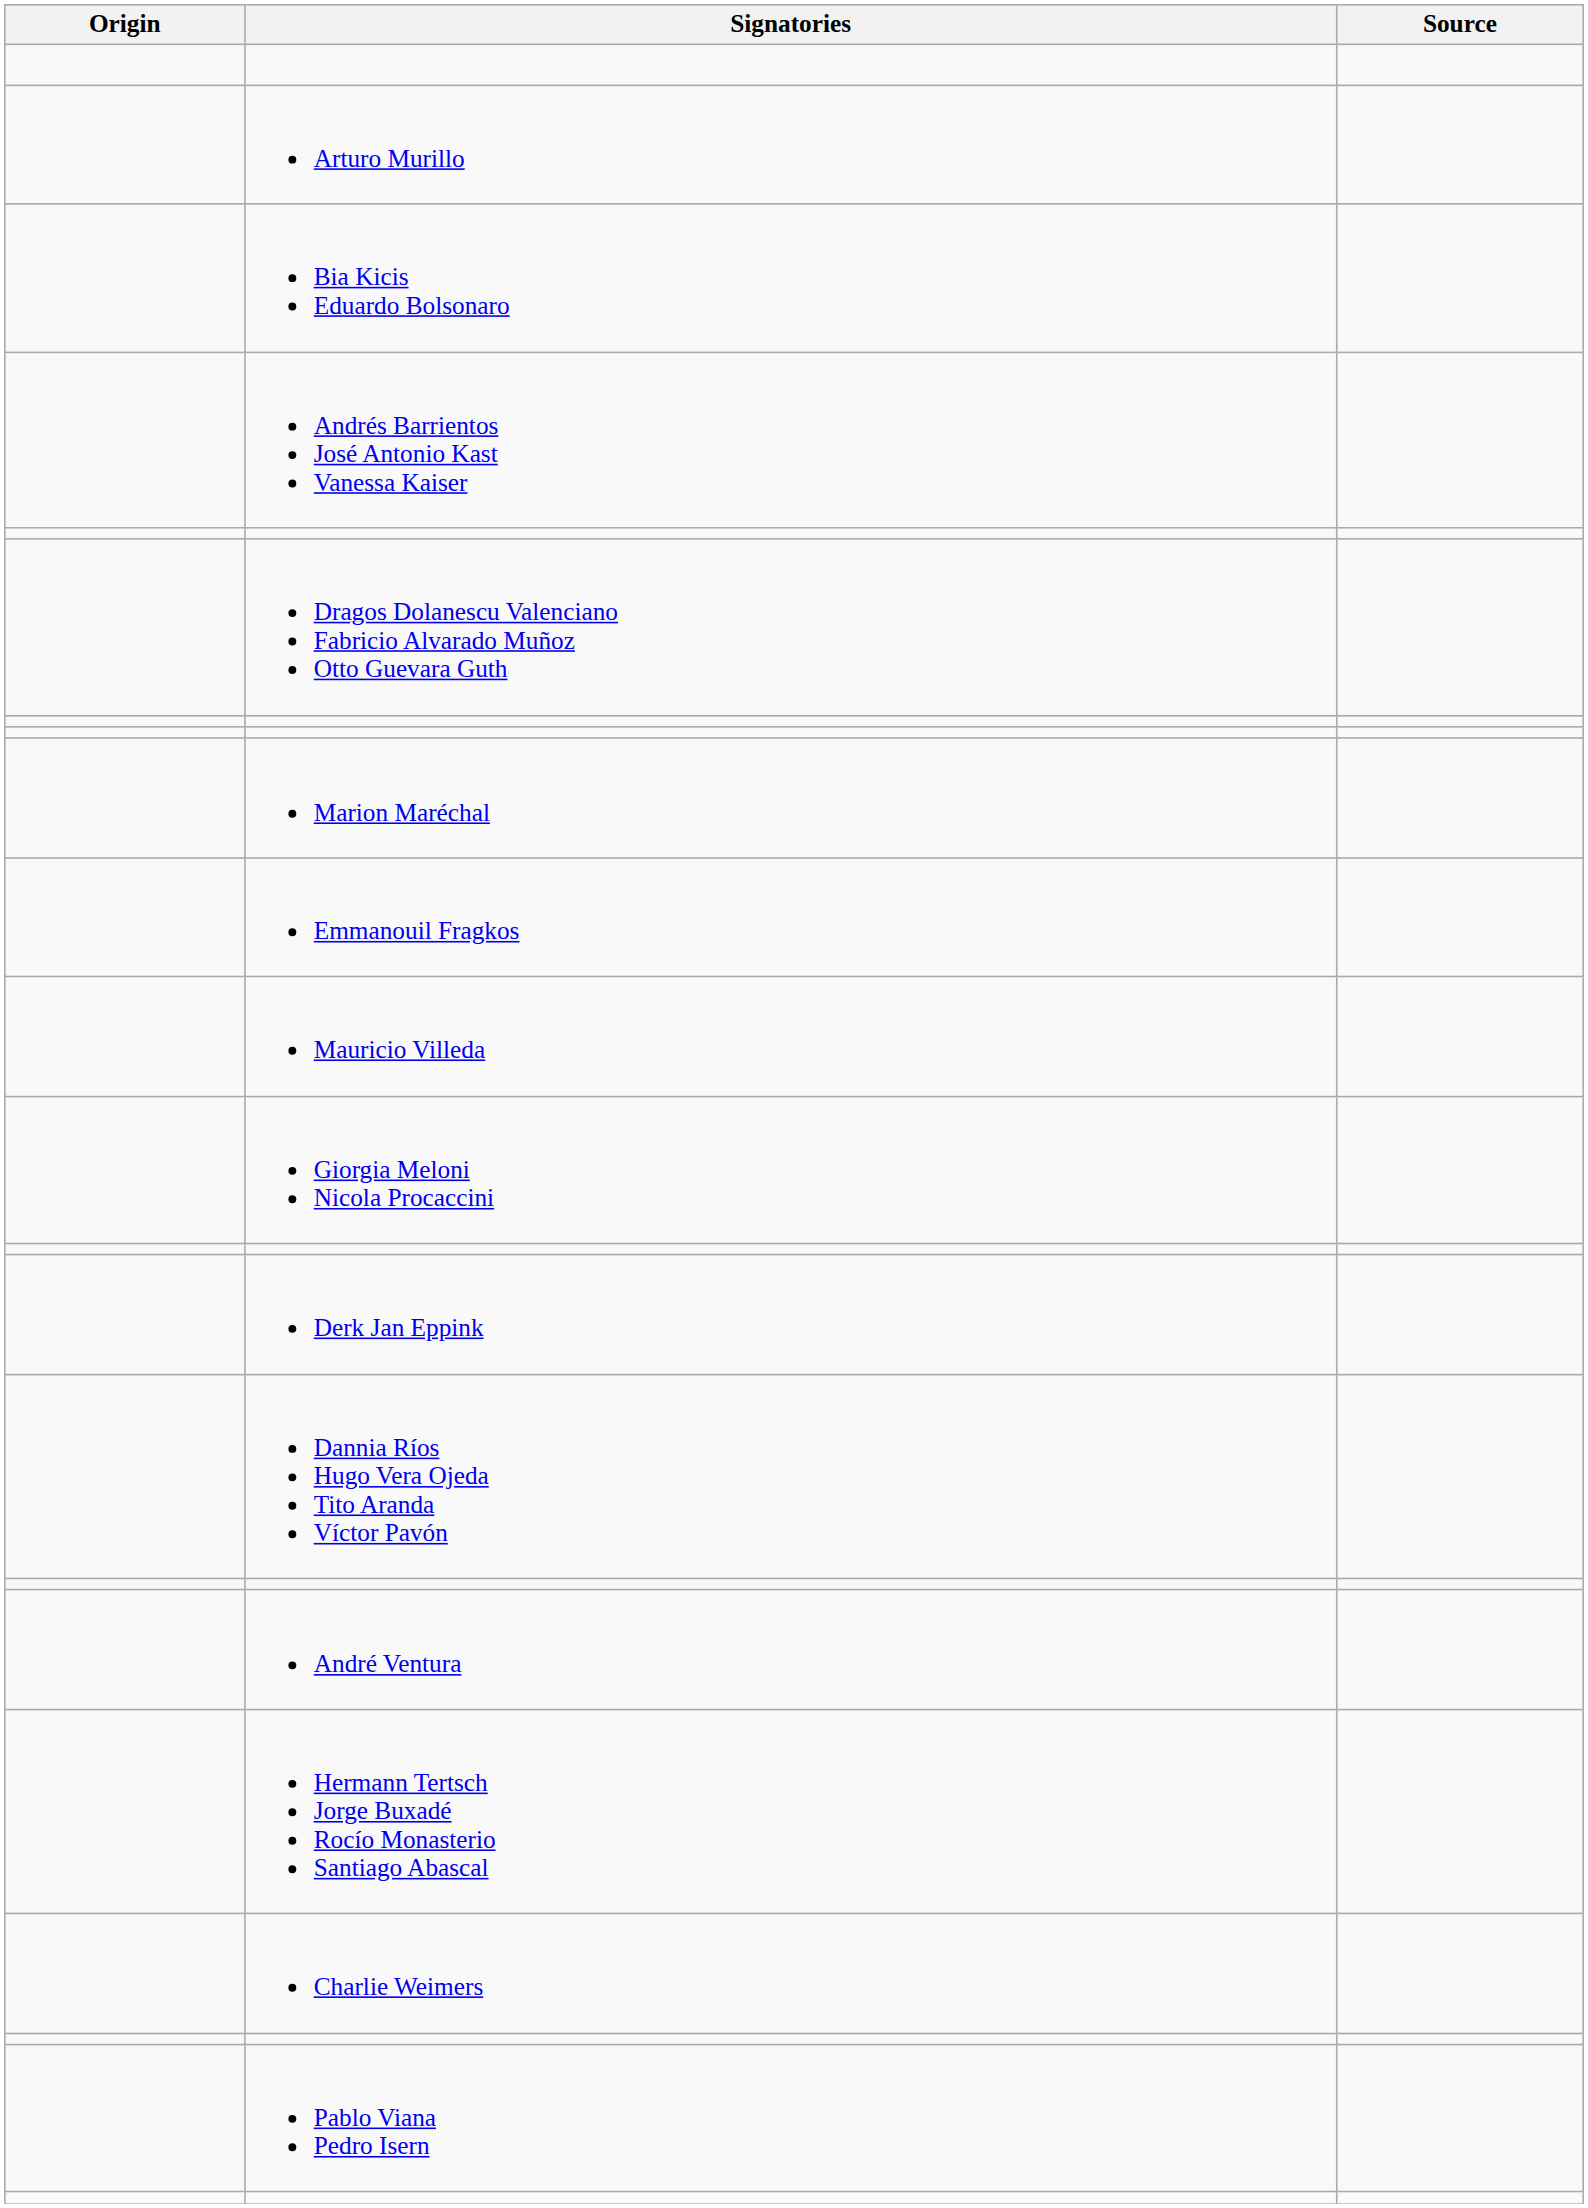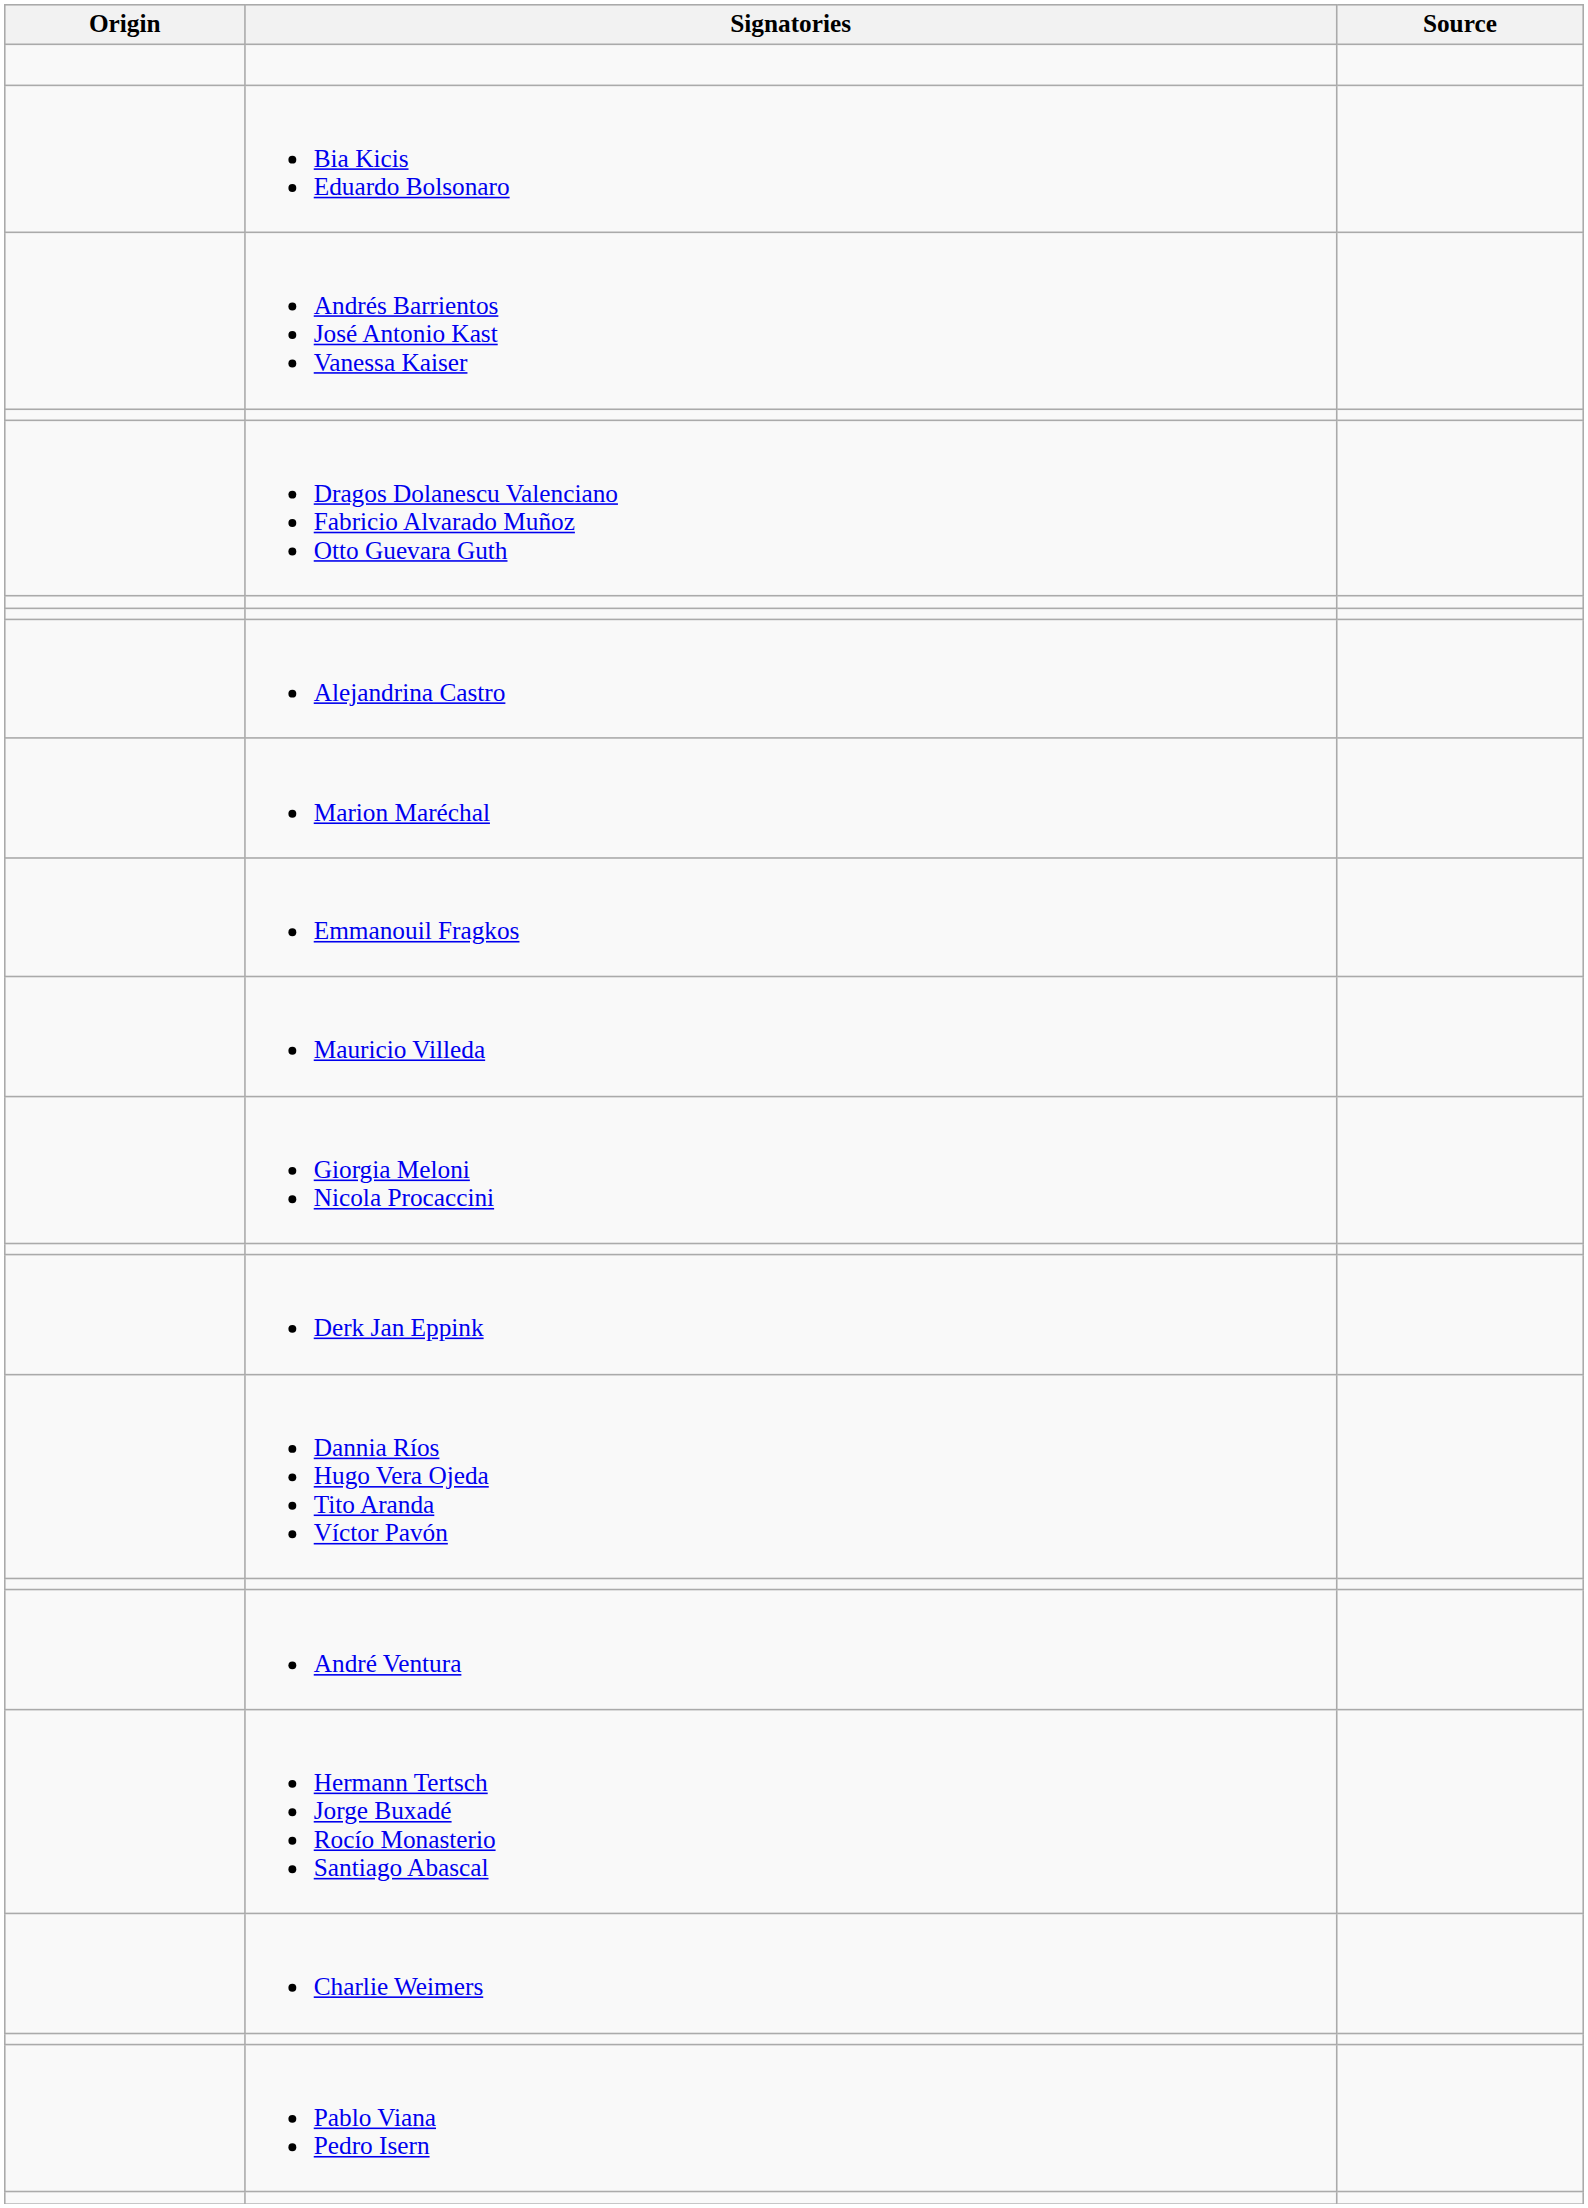- row: (125, 145)
+ row: (125, 679)
